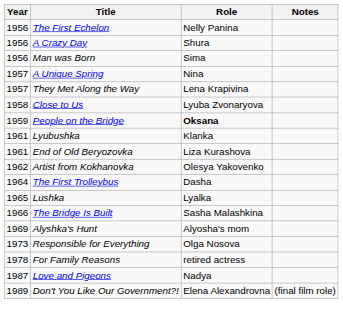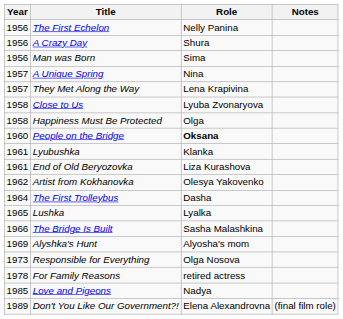+ row: (97, 120)
(17, 120) 1959 -> (17, 136) 1960
(17, 275) 1987 -> (17, 290) 1985
